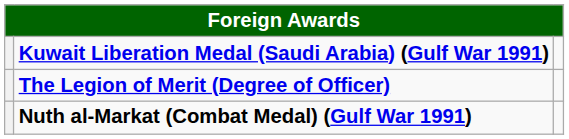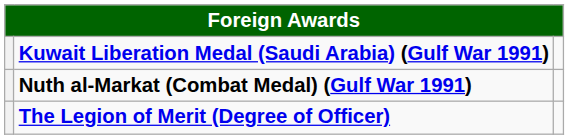rows swapped: (245, 117) <-> (204, 85)
